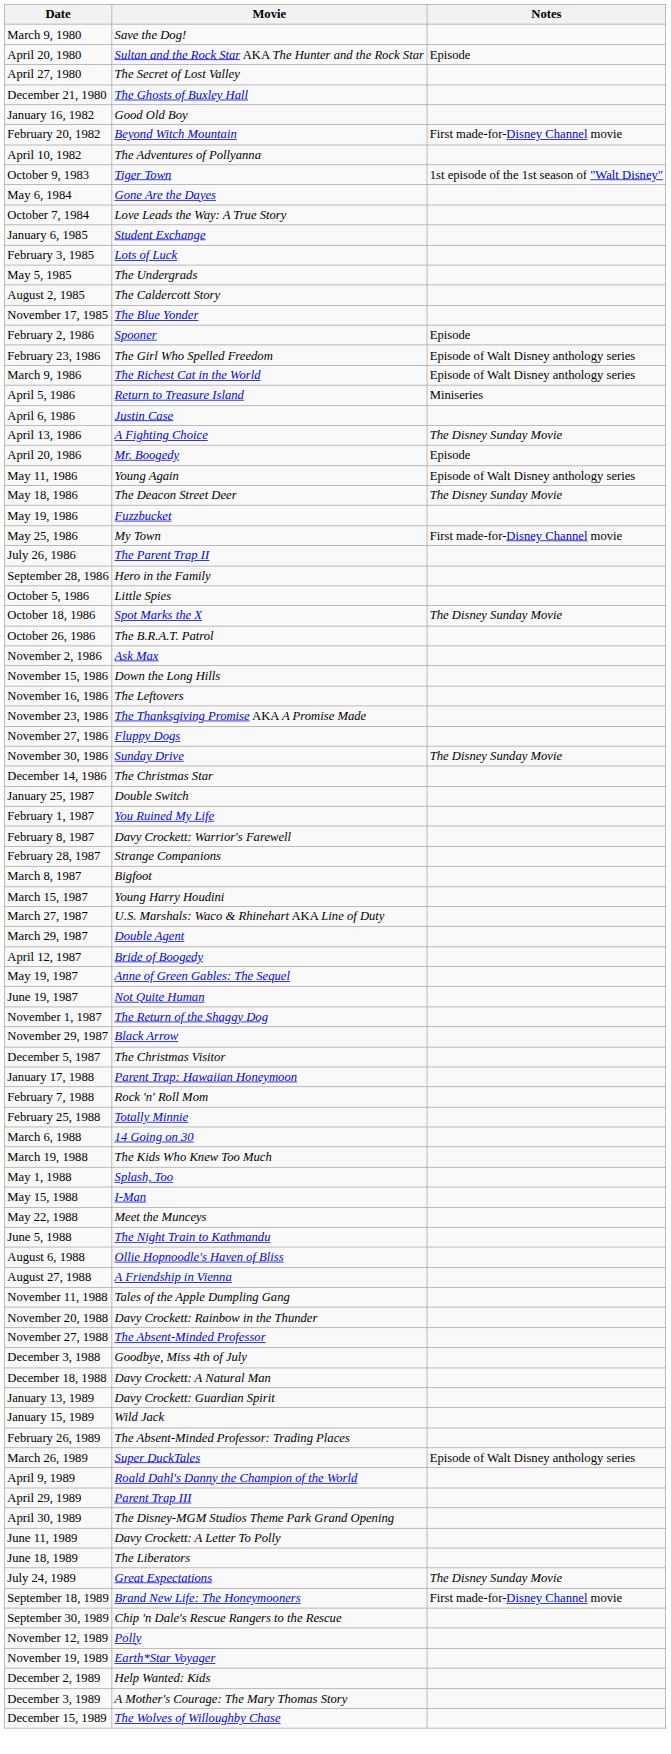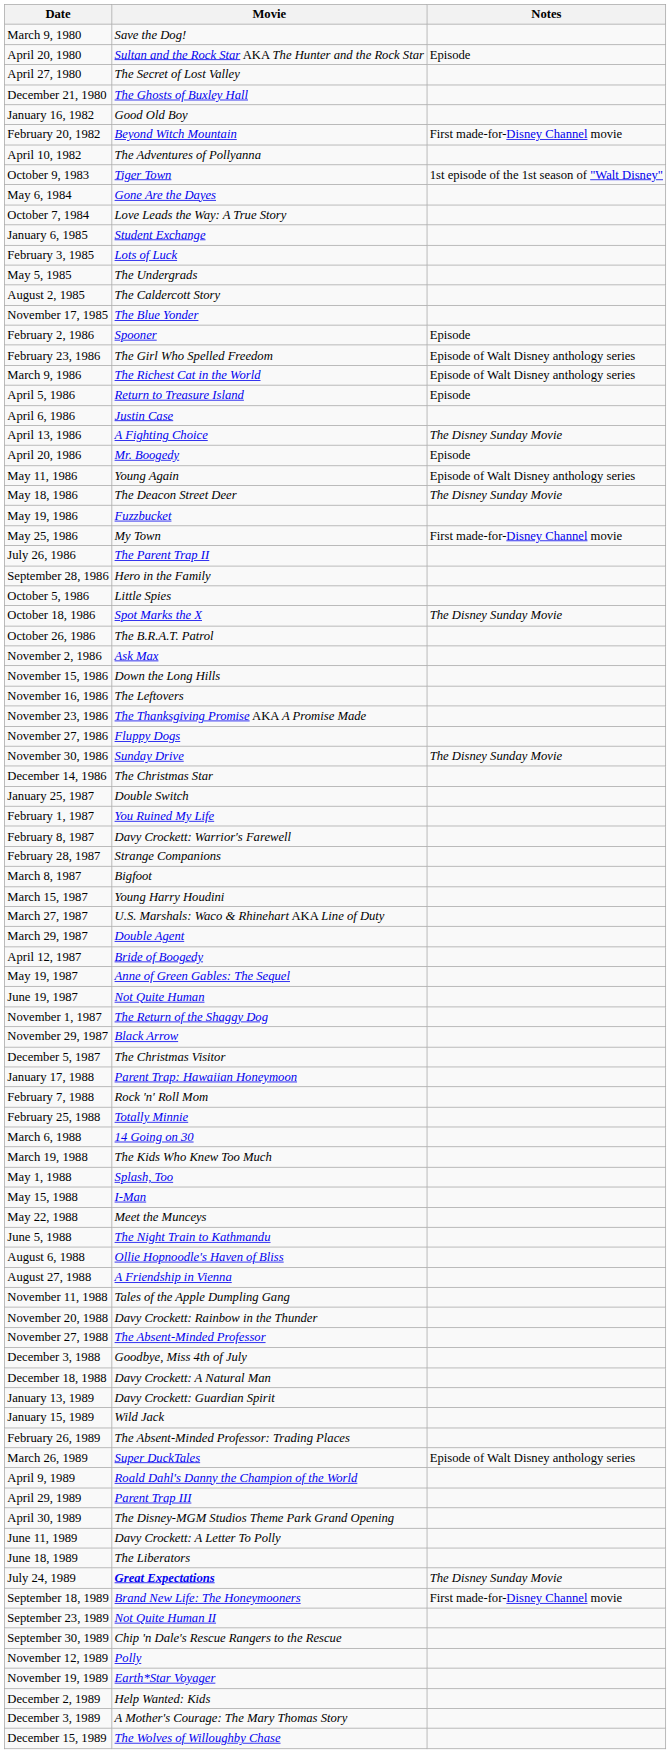(456, 395) Miniseries -> (450, 395) Episode
(163, 1578) normal -> (165, 1578) bold
+ row: (58, 1618)
